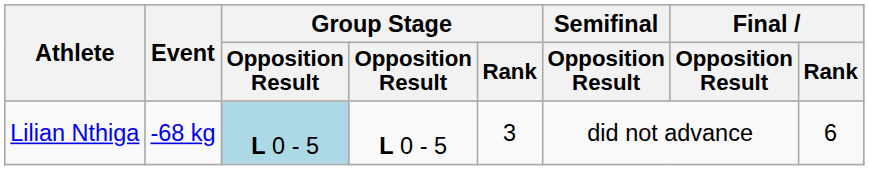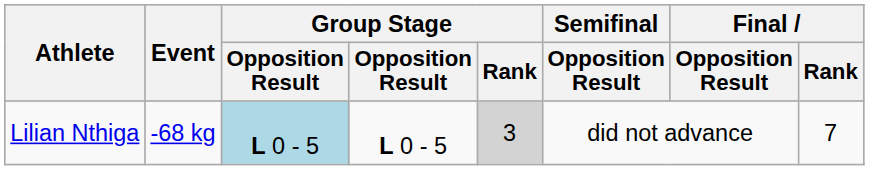(510, 133) no background -> (510, 133) lightgrey background
(831, 133) 6 -> (831, 133) 7
